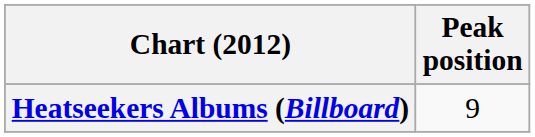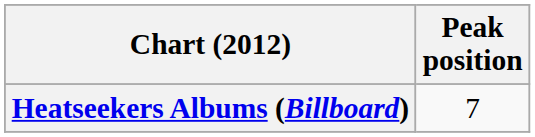(473, 107) 9 -> (473, 107) 7
